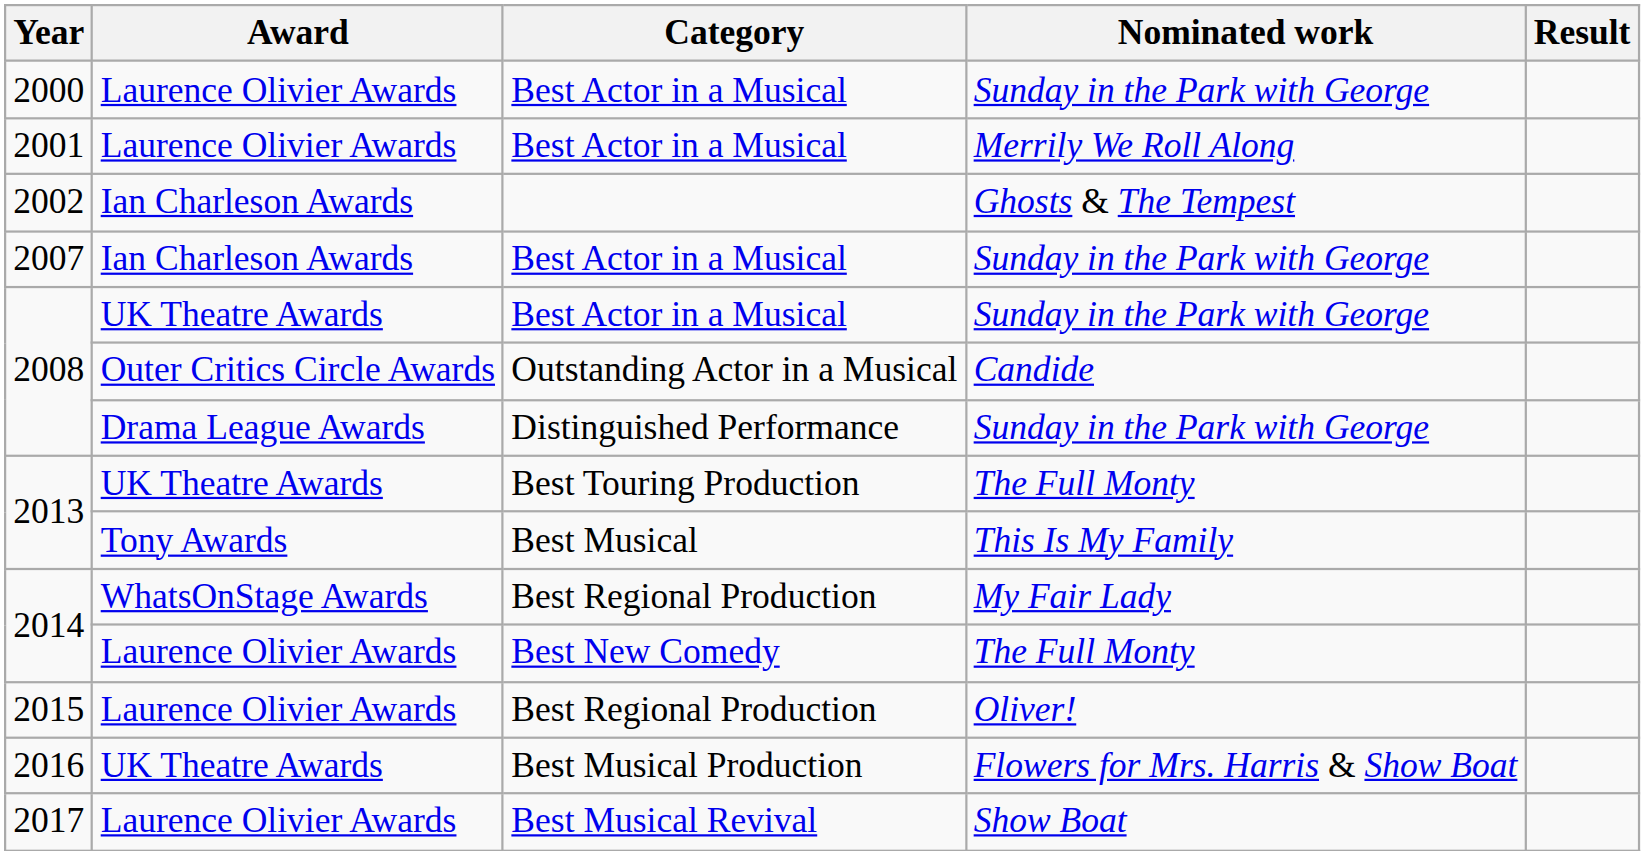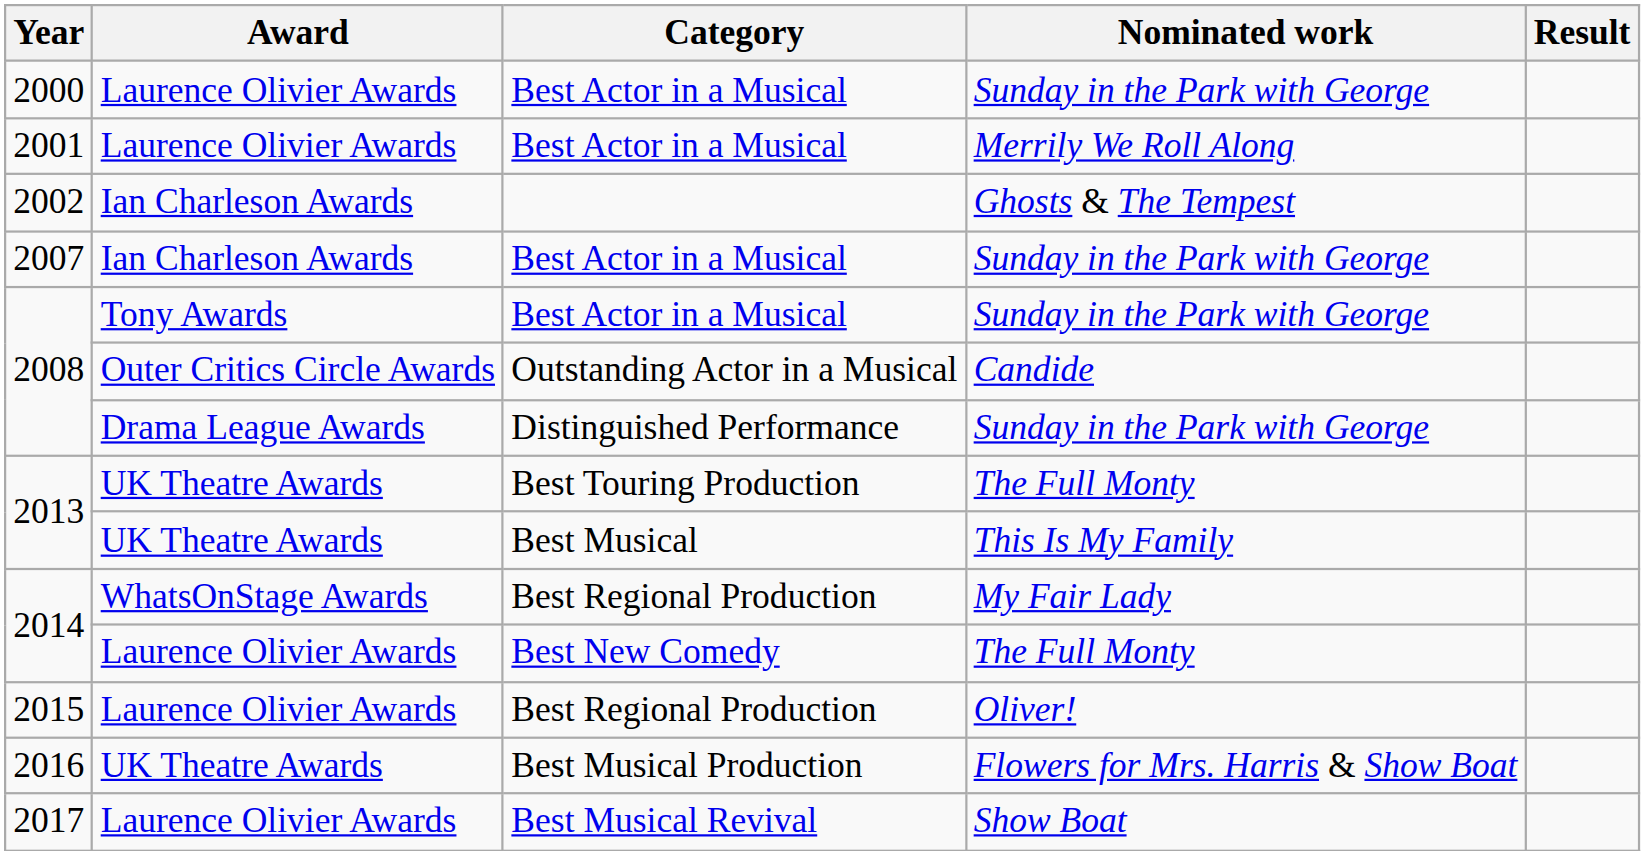(242, 314) UK Theatre Awards -> (194, 314) Tony Awards
(194, 539) Tony Awards -> (242, 539) UK Theatre Awards
